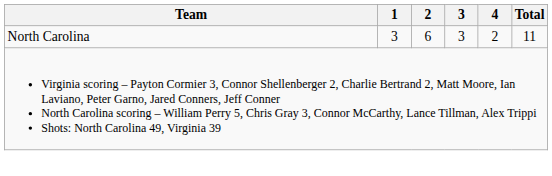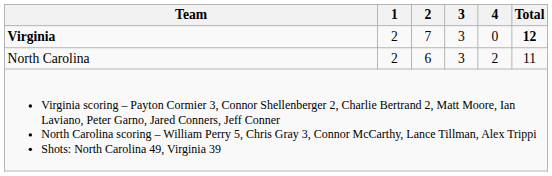+ row: (31, 36)
(394, 36) 3 -> (394, 58) 2
